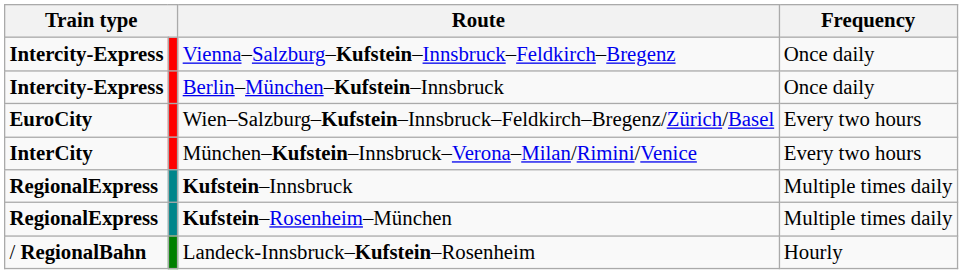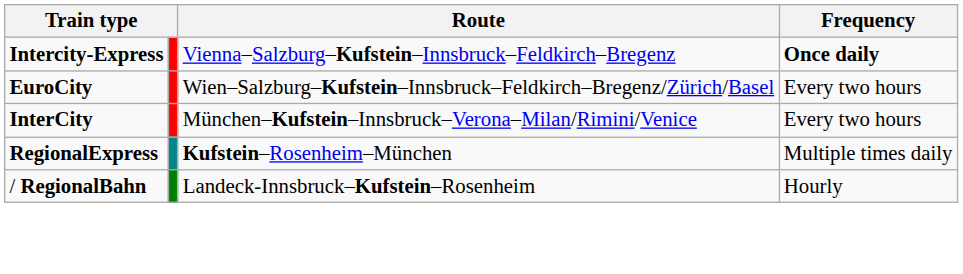(829, 53) normal -> (831, 53) bold
- row: (343, 86)
- row: (268, 185)
